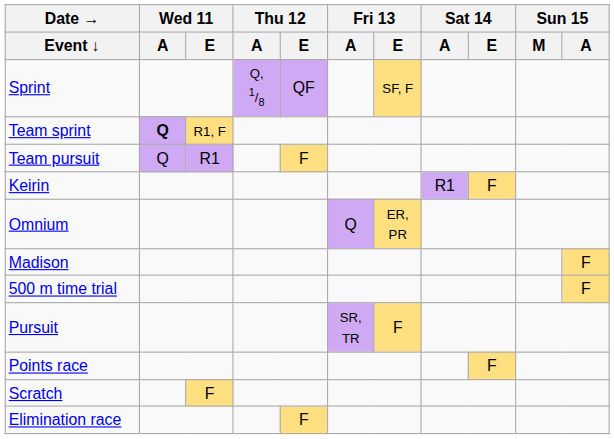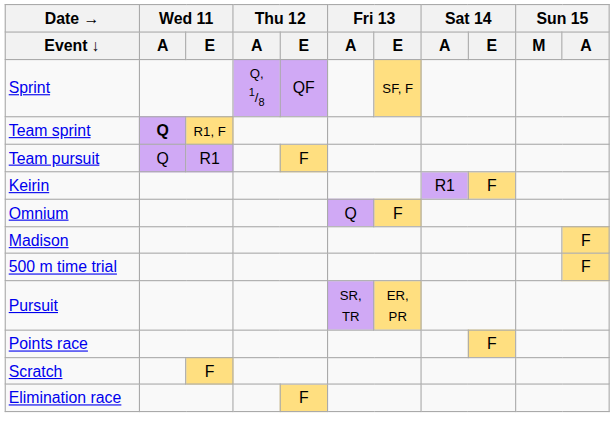(398, 224) ER, PR -> (398, 213) F
(398, 327) F -> (398, 306) ER, PR
